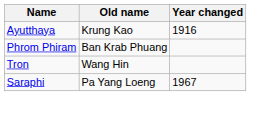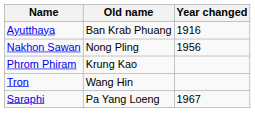(107, 30) Krung Kao -> (129, 30) Ban Krab Phuang
+ row: (44, 47)
(124, 47) Ban Krab Phuang -> (111, 64) Krung Kao
